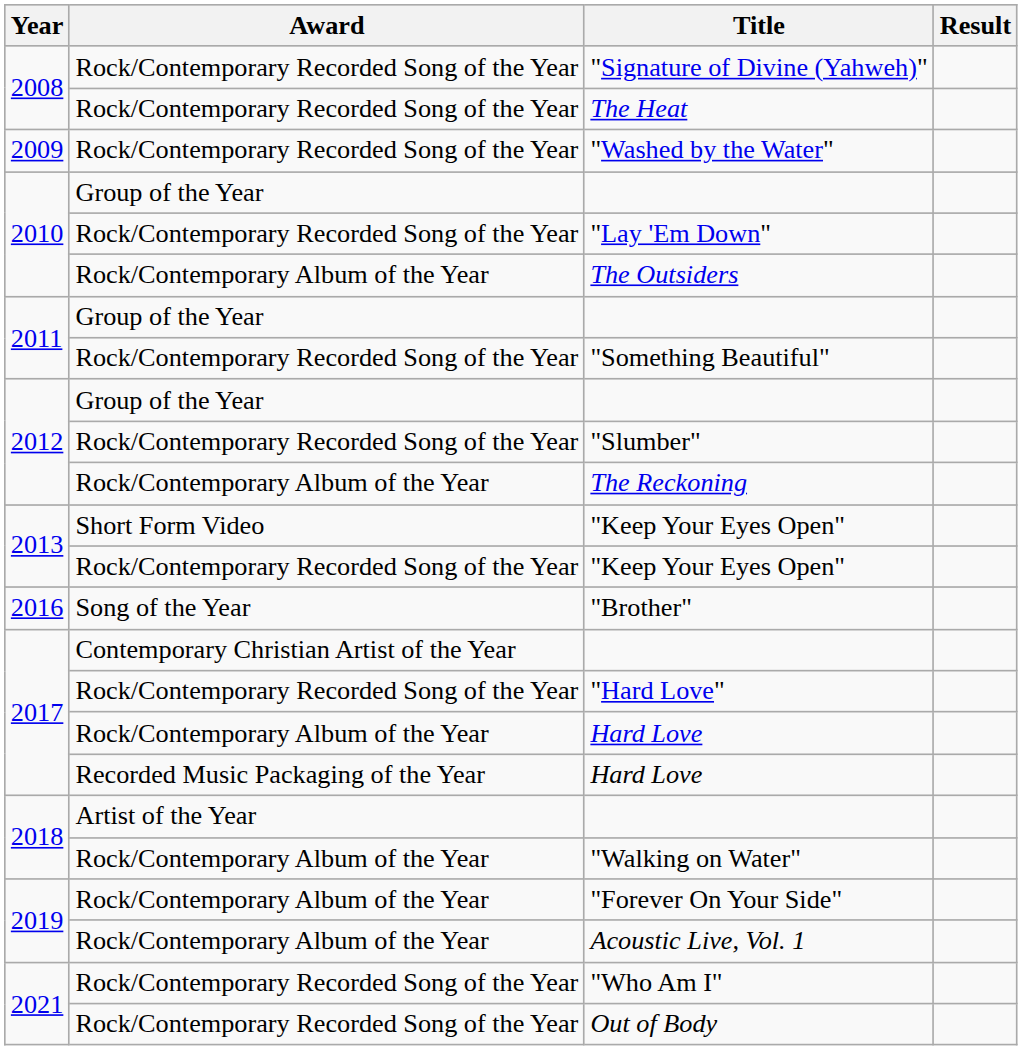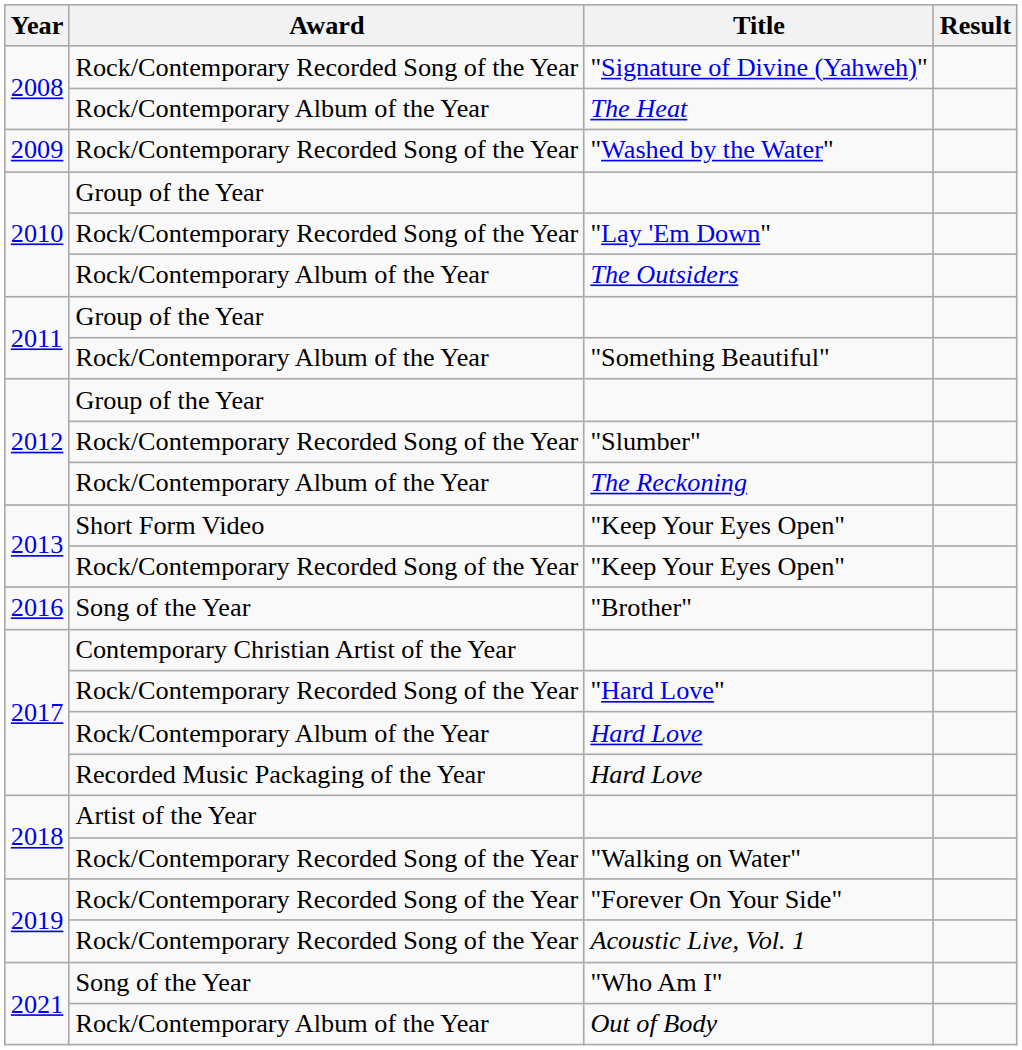(327, 108) Rock/Contemporary Recorded Song of the Year -> (282, 108) Rock/Contemporary Album of the Year
(327, 358) Rock/Contemporary Recorded Song of the Year -> (282, 358) Rock/Contemporary Album of the Year
(282, 857) Rock/Contemporary Album of the Year -> (327, 857) Rock/Contemporary Recorded Song of the Year
(282, 899) Rock/Contemporary Album of the Year -> (327, 899) Rock/Contemporary Recorded Song of the Year
(282, 940) Rock/Contemporary Album of the Year -> (327, 940) Rock/Contemporary Recorded Song of the Year
(327, 982) Rock/Contemporary Recorded Song of the Year -> (163, 982) Song of the Year
(327, 1024) Rock/Contemporary Recorded Song of the Year -> (282, 1024) Rock/Contemporary Album of the Year
